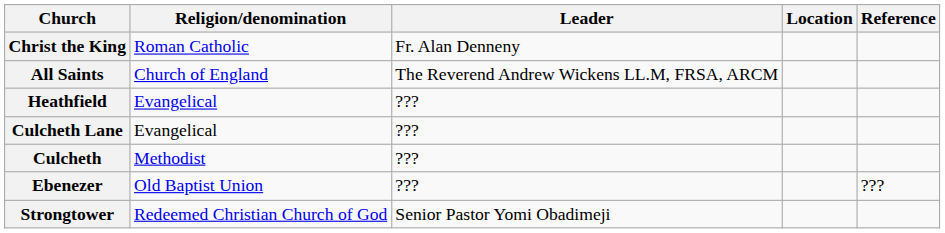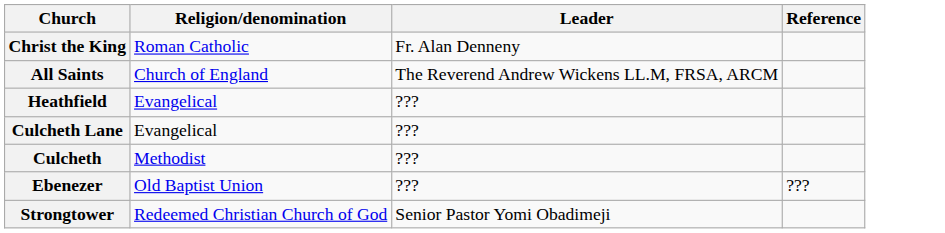- column: (819, 18)
